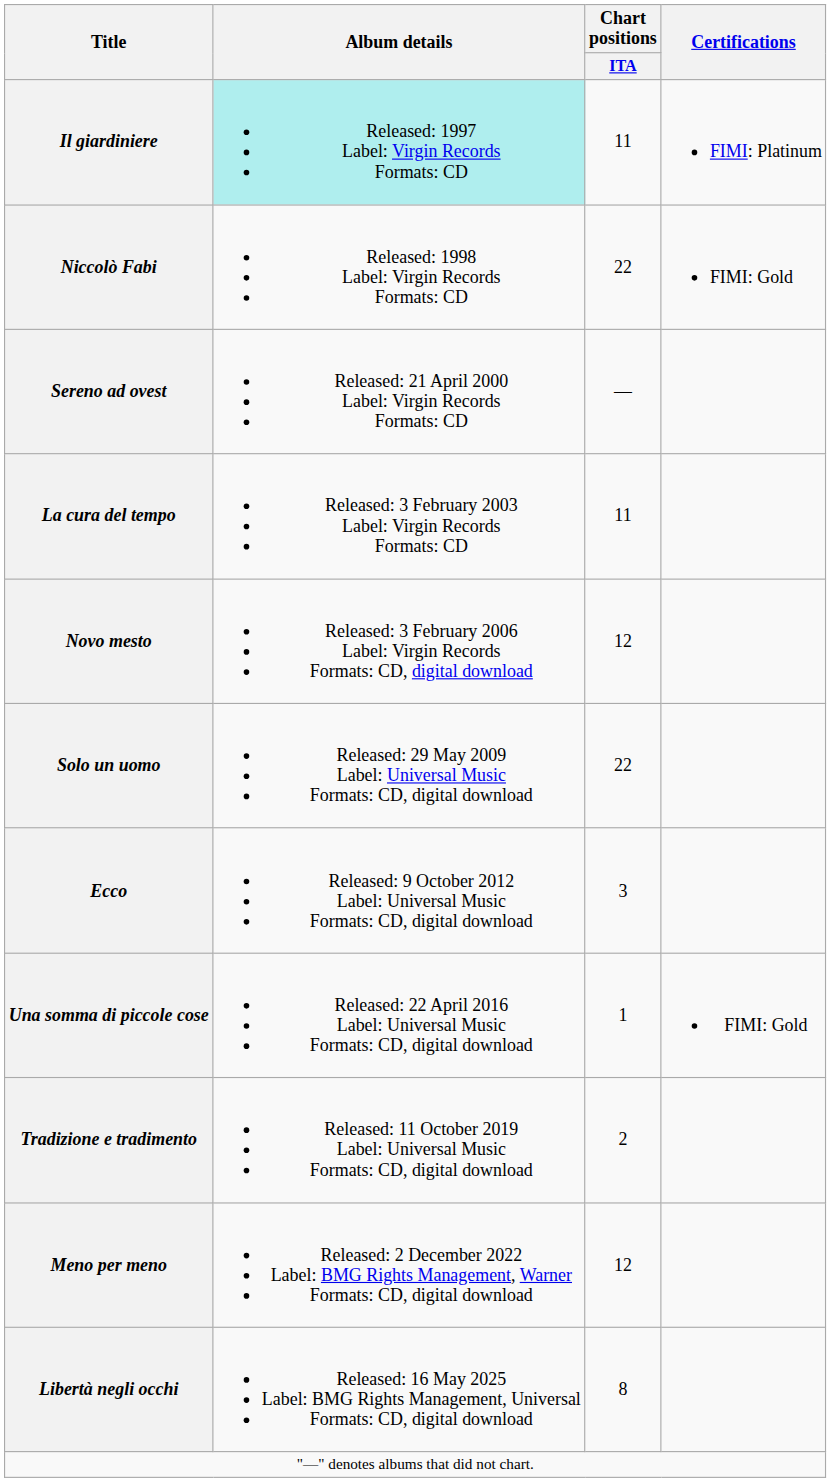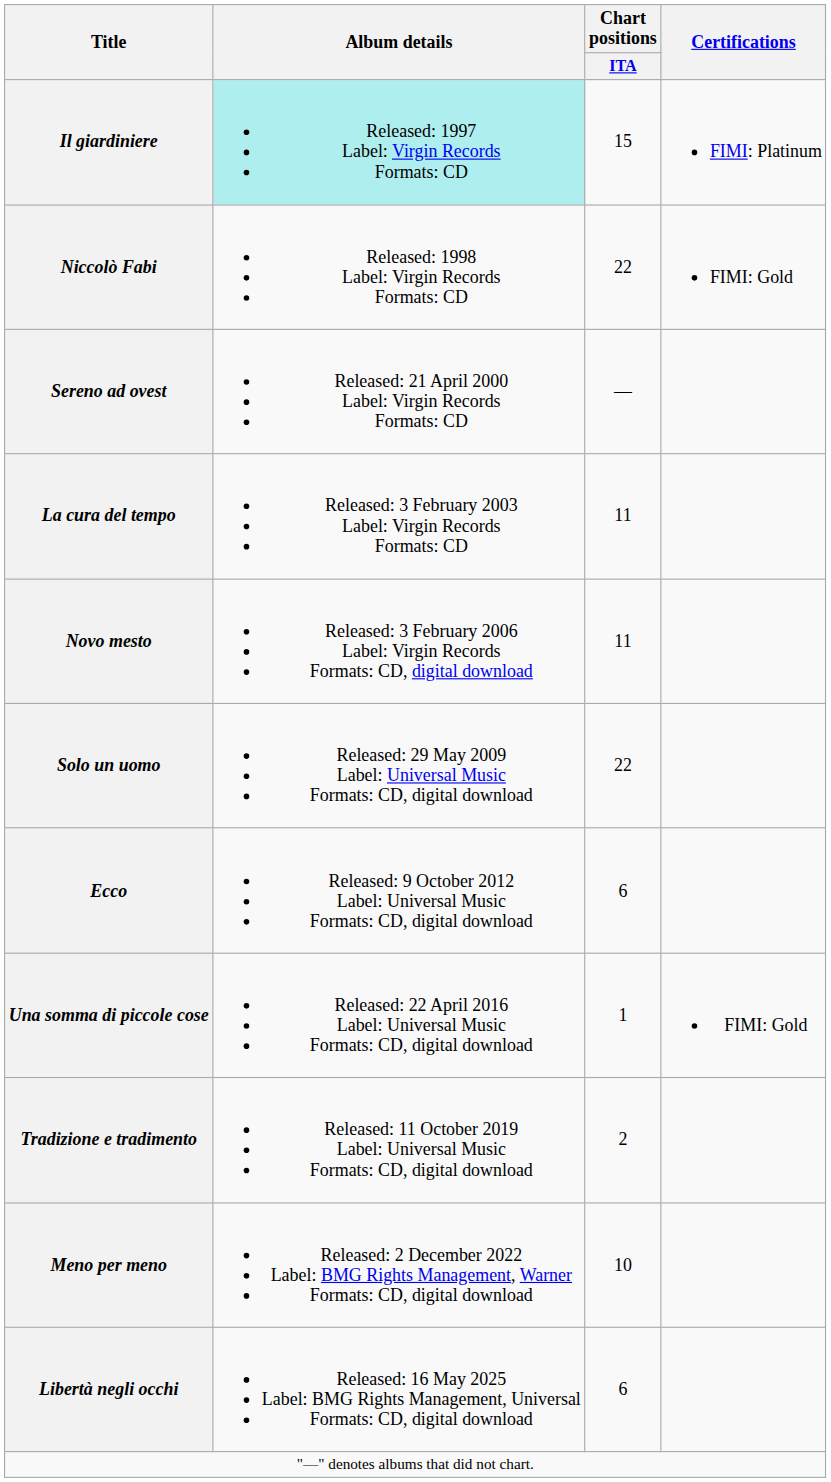(623, 142) 11 -> (623, 142) 15
(623, 641) 12 -> (623, 641) 11
(623, 890) 3 -> (623, 890) 6
(623, 1264) 12 -> (623, 1264) 10
(623, 1389) 8 -> (623, 1389) 6
